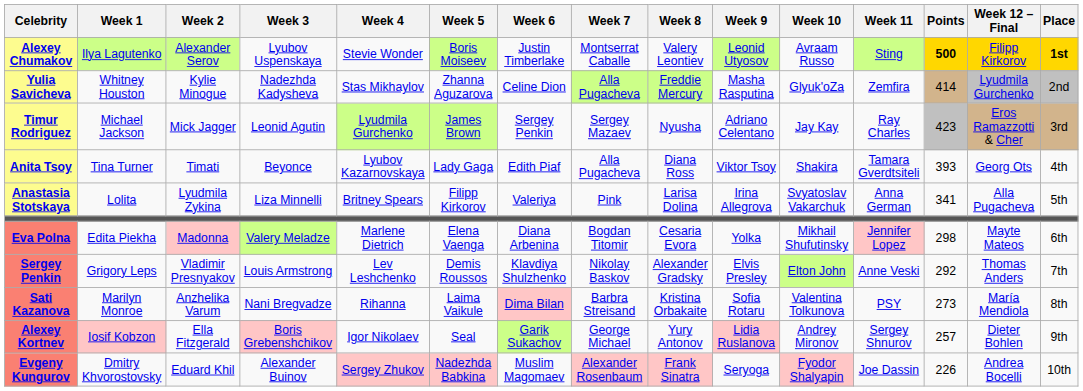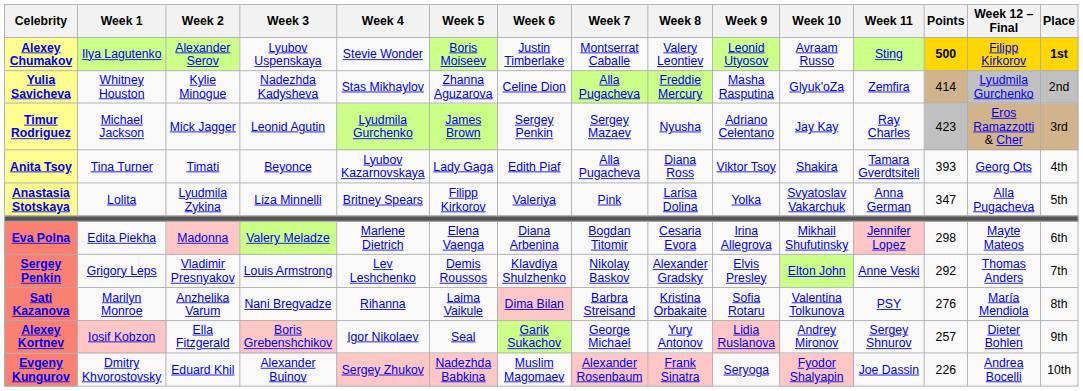(746, 200) Irina Allegrova -> (746, 200) Yolka
(946, 200) 341 -> (946, 200) 347
(746, 238) Yolka -> (746, 238) Irina Allegrova
(946, 304) 273 -> (946, 304) 276
